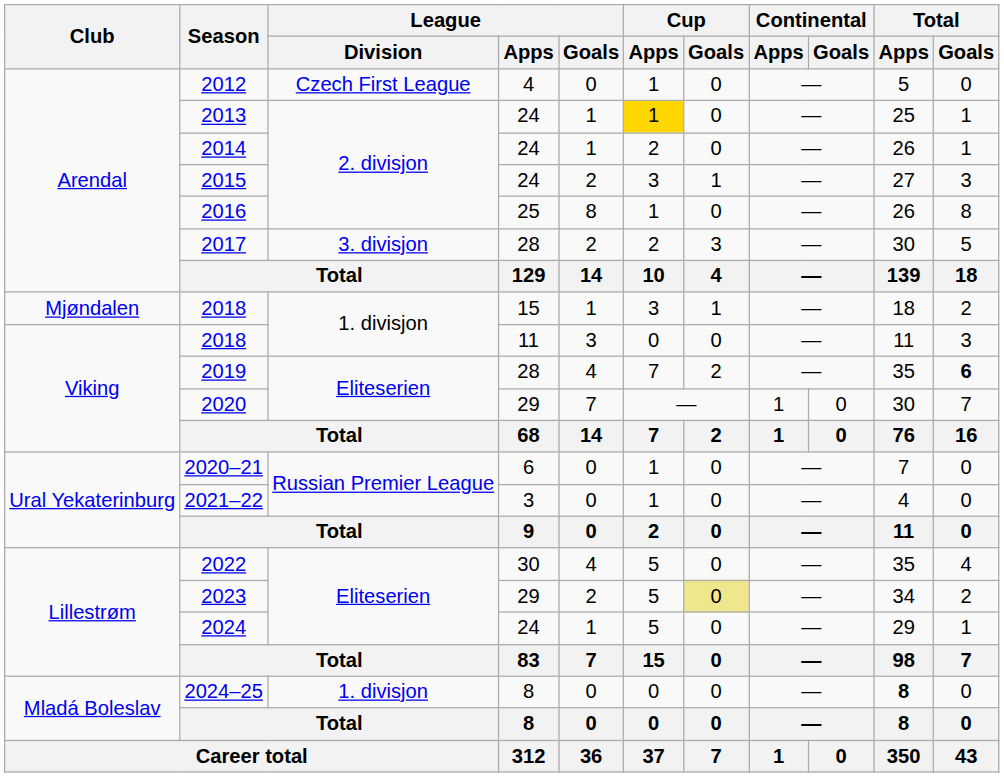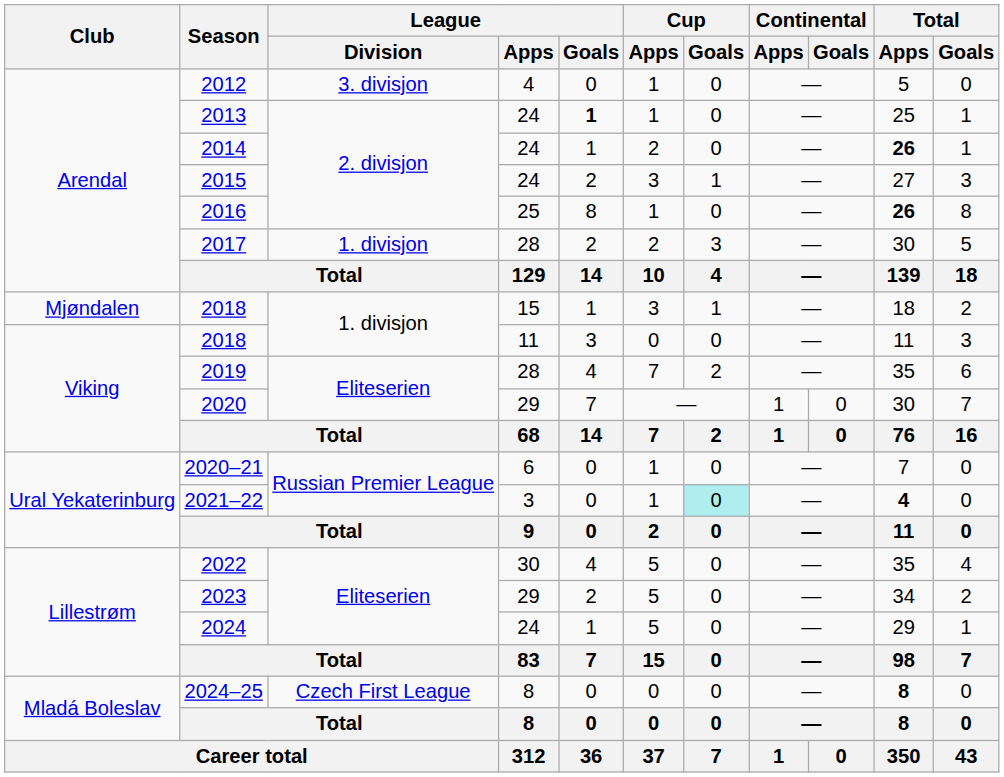(383, 84) Czech First League -> (383, 84) 3. divisjon
(591, 116) normal -> (591, 116) bold
(654, 116) gold background -> (654, 116) no background
(904, 148) normal -> (904, 148) bold
(904, 212) normal -> (904, 212) bold
(383, 244) 3. divisjon -> (383, 244) 1. divisjon
(966, 372) bold -> (966, 372) normal
(716, 500) no background -> (716, 500) paleturquoise background
(904, 500) normal -> (904, 500) bold
(716, 595) khaki background -> (716, 595) no background
(383, 691) 1. divisjon -> (383, 691) Czech First League
